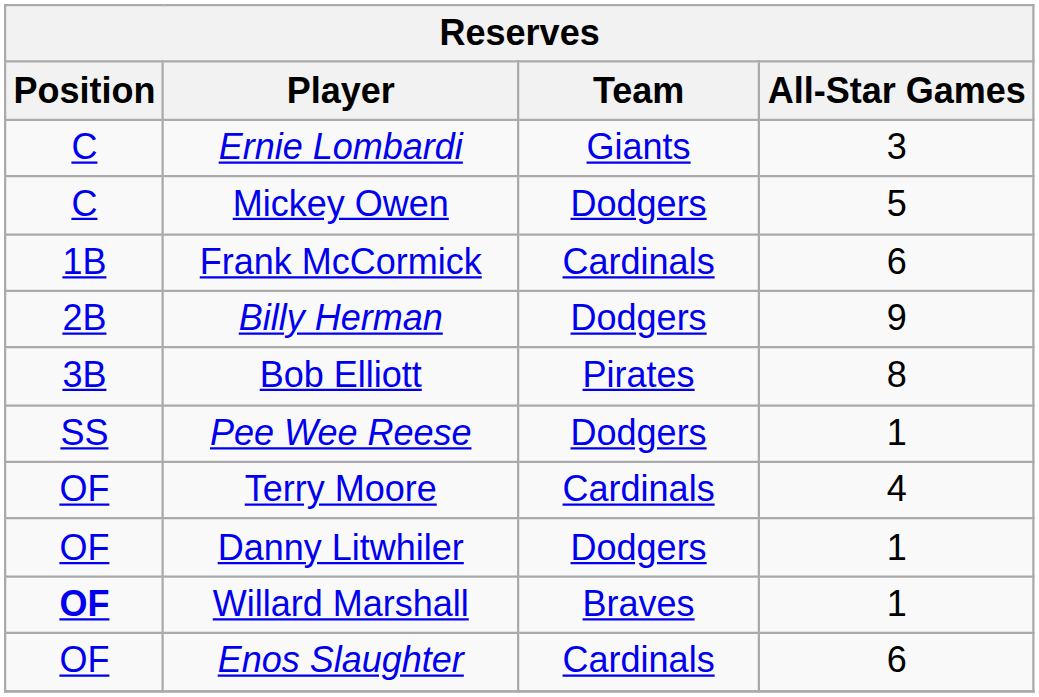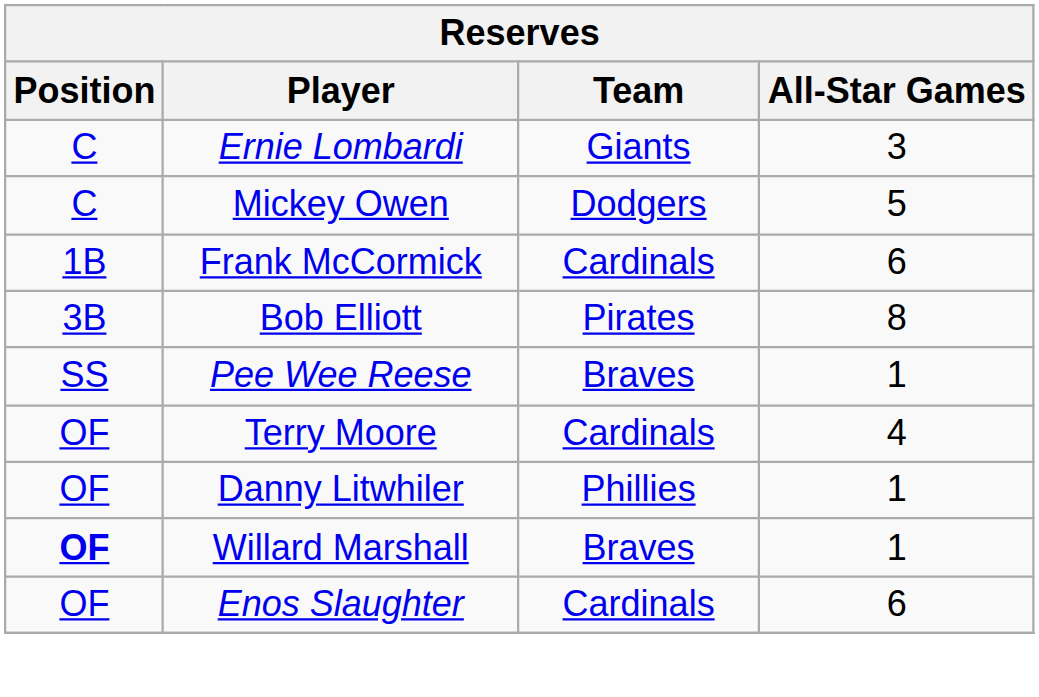- row: (341, 318)
(639, 432) Dodgers -> (639, 375) Braves
(639, 546) Dodgers -> (639, 489) Phillies
